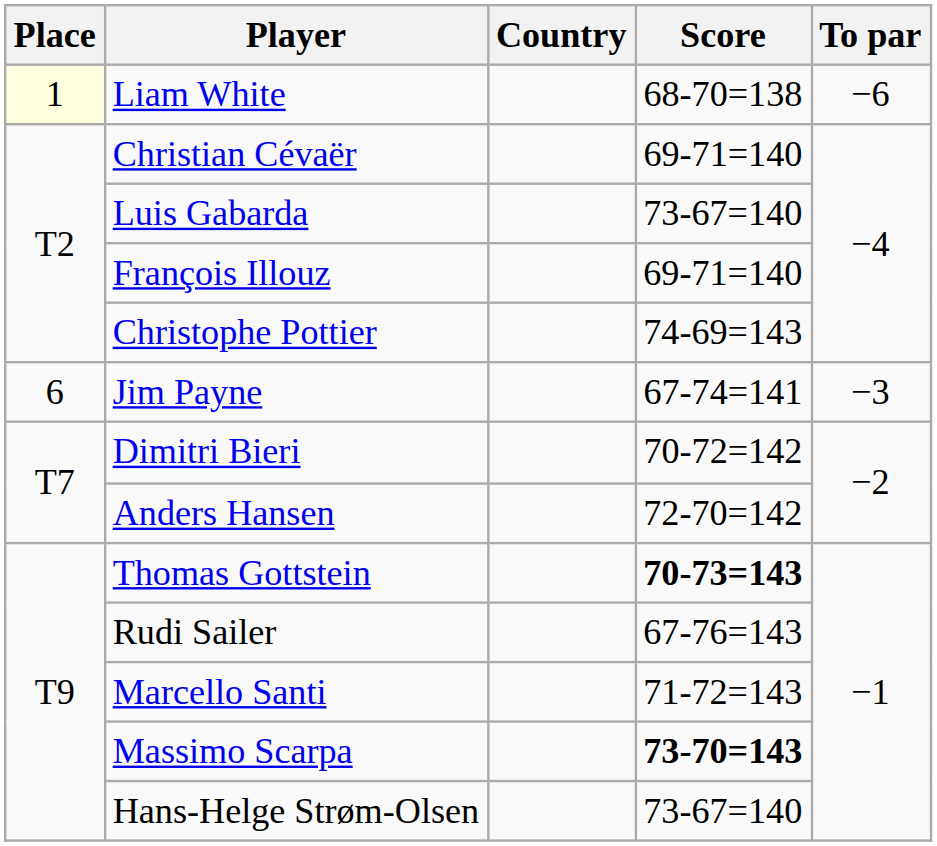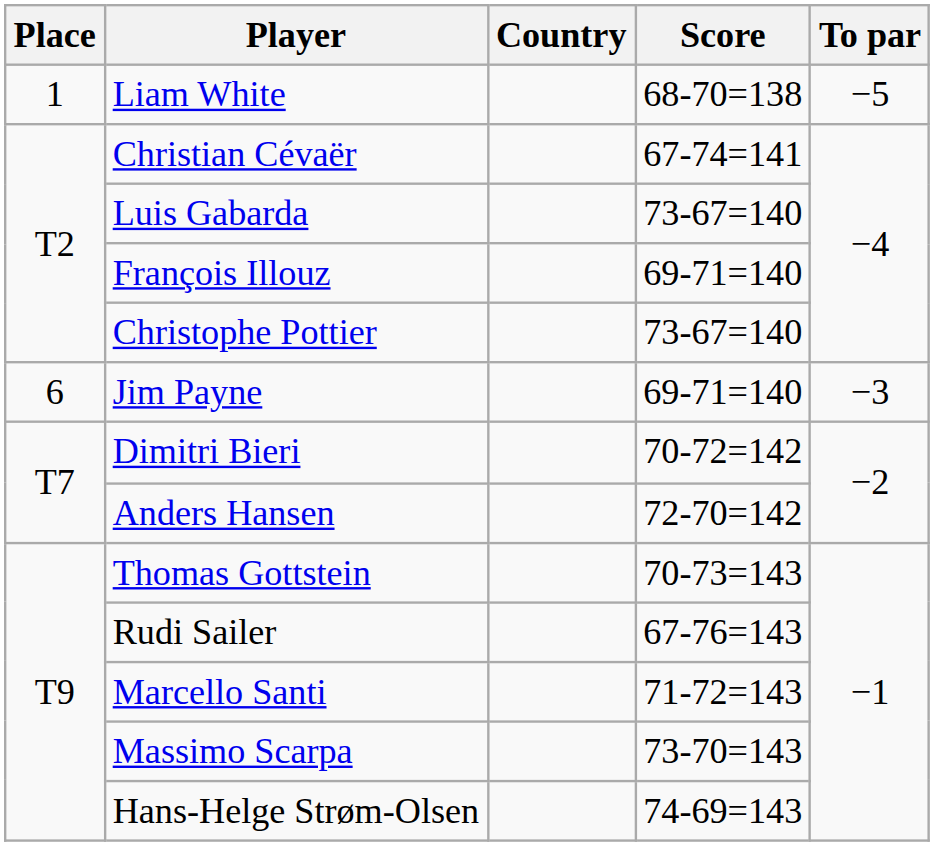(55, 94) lightyellow background -> (55, 94) no background
(870, 94) −6 -> (870, 94) −5
(723, 153) 69-71=140 -> (723, 153) 67-74=141
(723, 332) 74-69=143 -> (723, 332) 73-67=140
(723, 392) 67-74=141 -> (723, 392) 69-71=140
(723, 571) bold -> (723, 571) normal
(723, 750) bold -> (723, 750) normal
(723, 809) 73-67=140 -> (723, 809) 74-69=143
